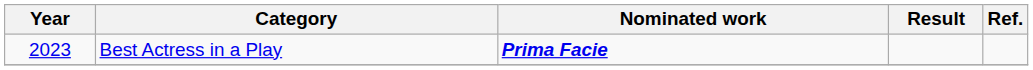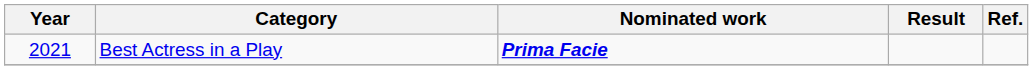(50, 49) 2023 -> (50, 49) 2021
